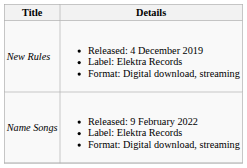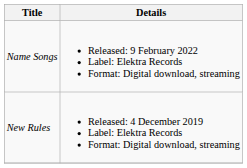rows swapped: (28, 56) <-> (32, 127)
